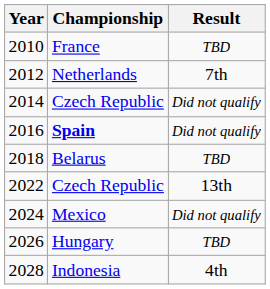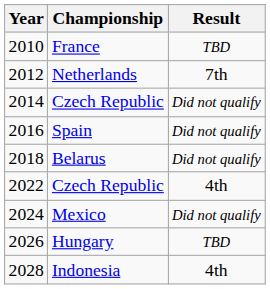(73, 130) bold -> (72, 130) normal
(216, 159) TBD -> (216, 159) Did not qualify
(216, 185) 13th -> (216, 185) 4th
